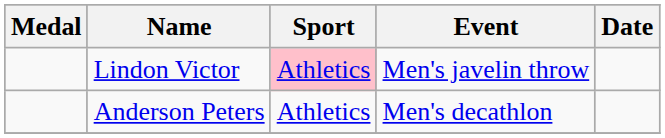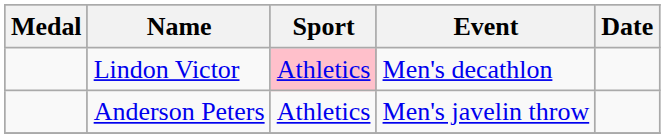(486, 68) Men's javelin throw -> (467, 68) Men's decathlon
(467, 111) Men's decathlon -> (486, 111) Men's javelin throw
